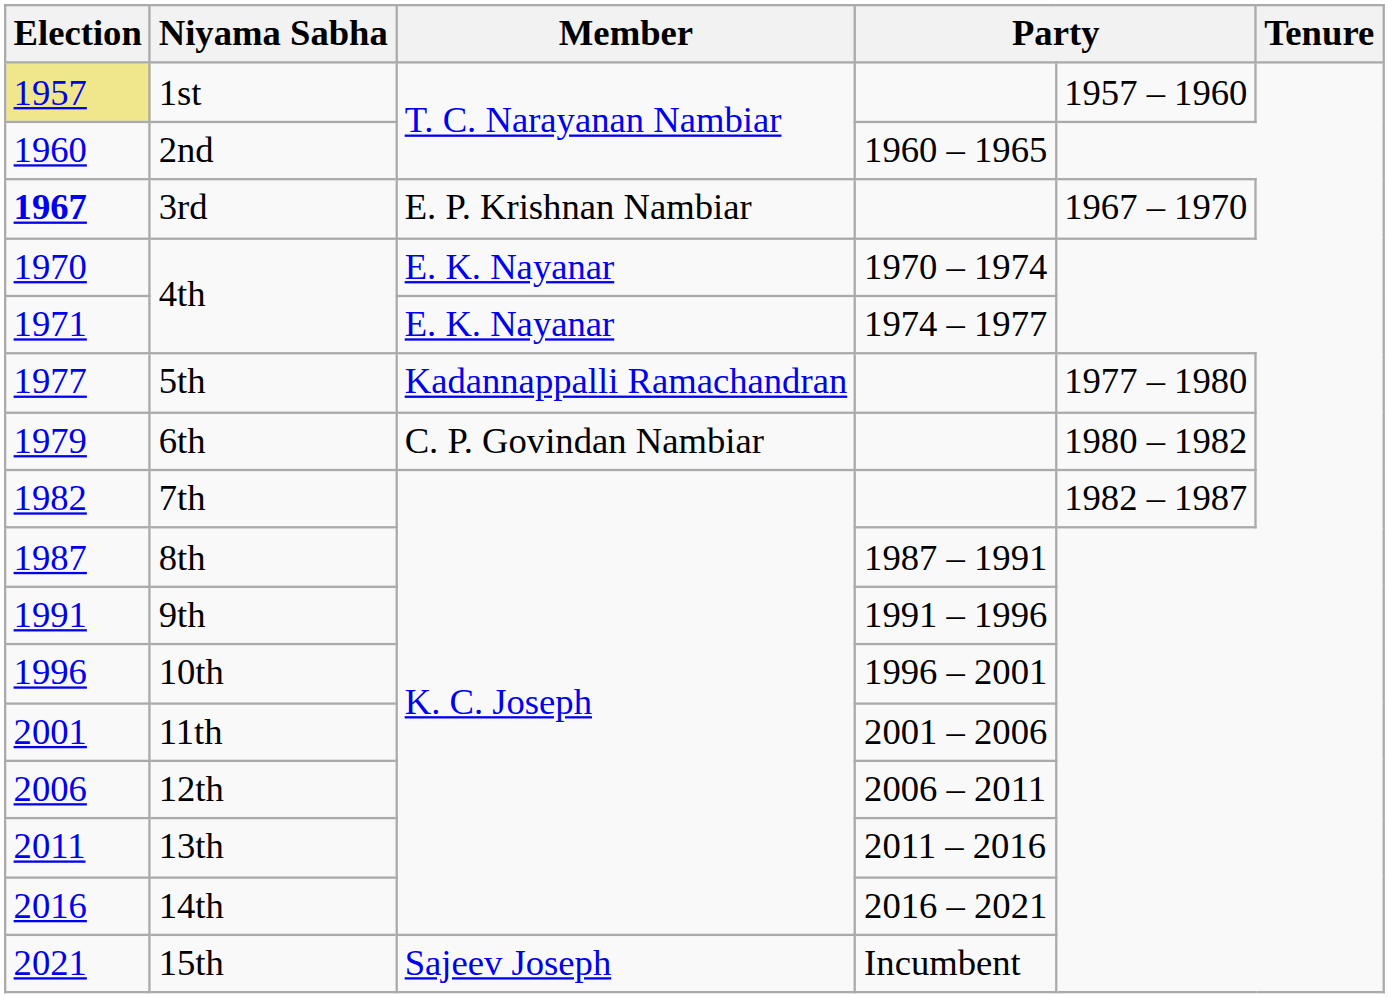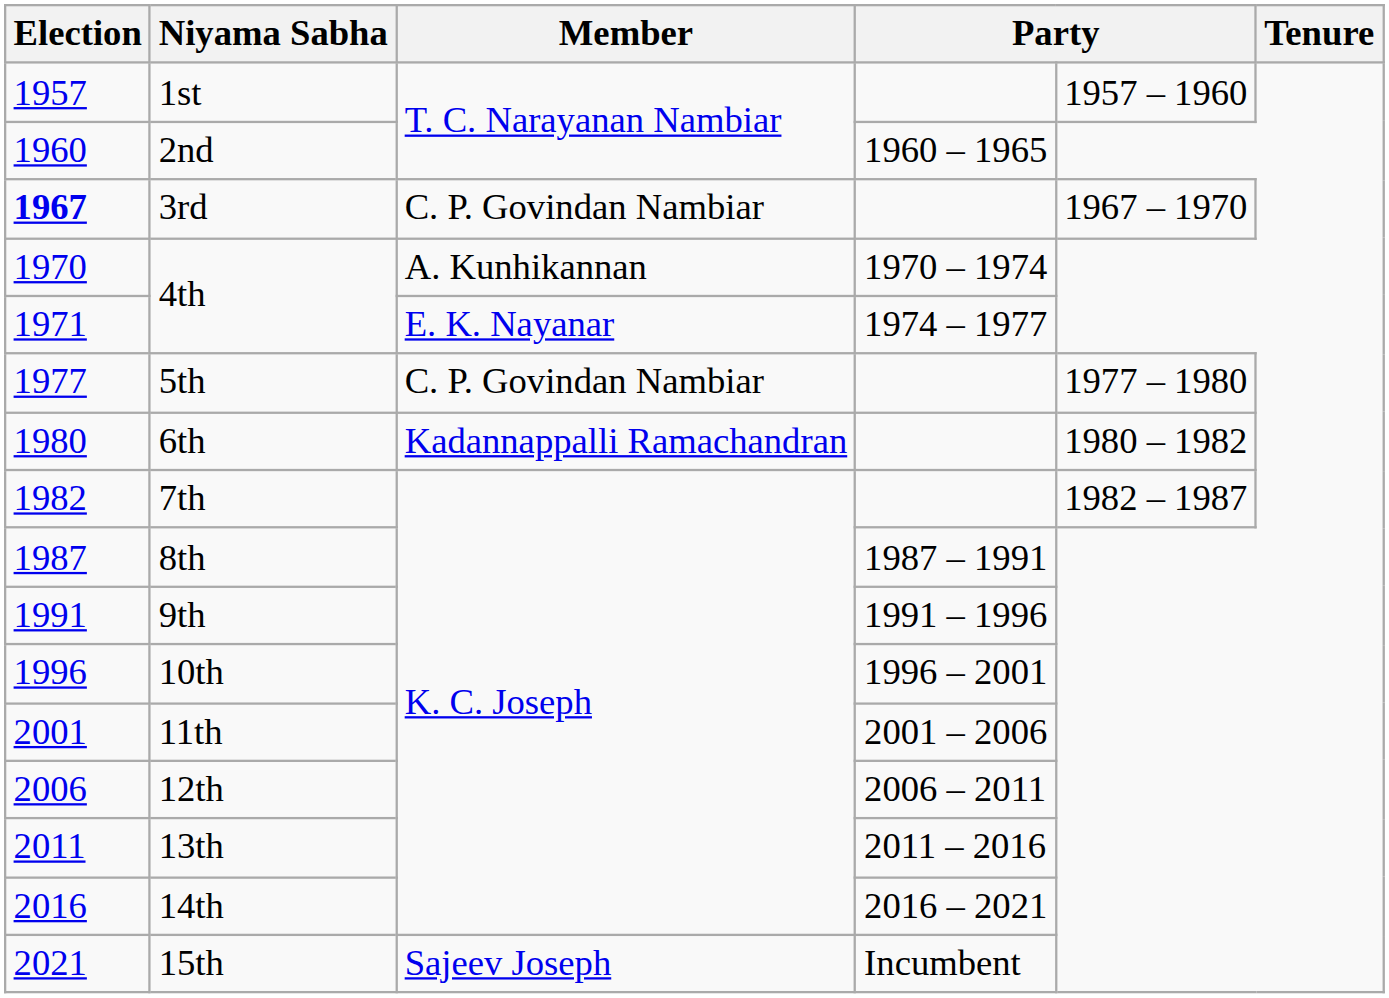(50, 91) khaki background -> (50, 91) no background
(578, 207) E. P. Krishnan Nambiar -> (584, 207) C. P. Govindan Nambiar
(509, 265) E. K. Nayanar -> (526, 265) A. Kunhikannan
(626, 382) Kadannappalli Ramachandran -> (584, 382) C. P. Govindan Nambiar
(50, 440) 1979 -> (50, 440) 1980
(584, 440) C. P. Govindan Nambiar -> (626, 440) Kadannappalli Ramachandran
